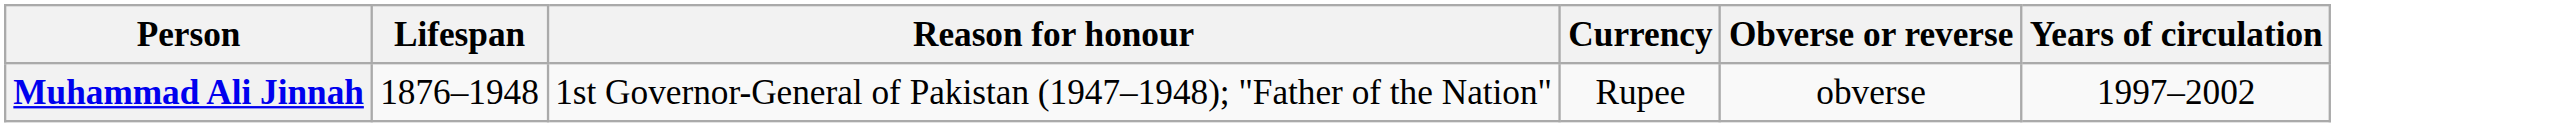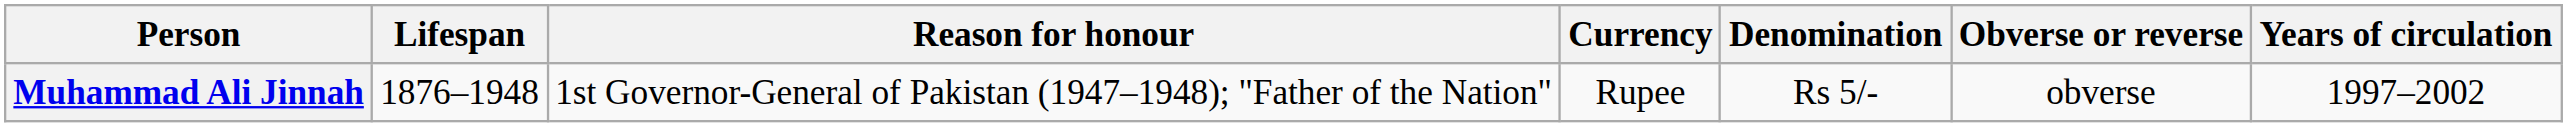+ column: (1836, 33)
